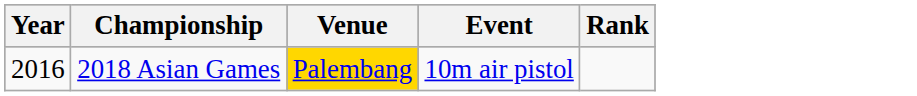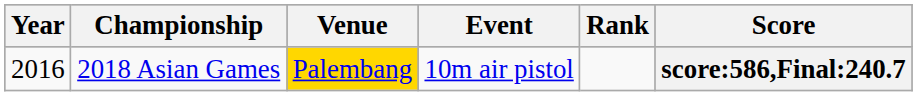+ column: (784, 25)
